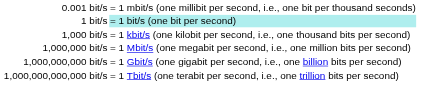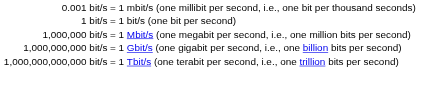(173, 21) paleturquoise background -> (173, 21) no background
- row: (85, 34)
